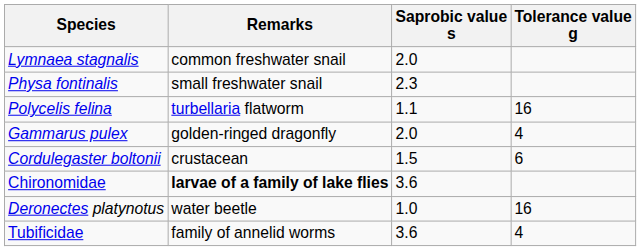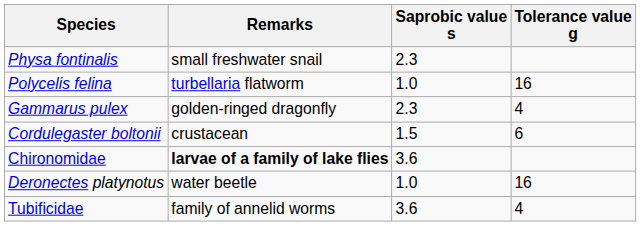- row: (73, 59)
(407, 109) 1.1 -> (407, 84) 1.0
(407, 134) 2.0 -> (407, 109) 2.3
